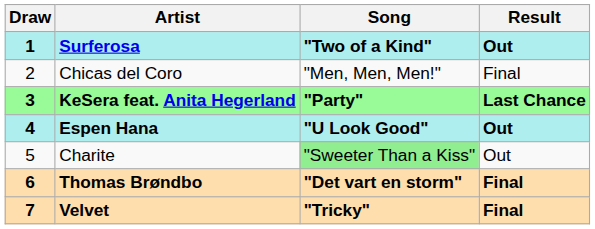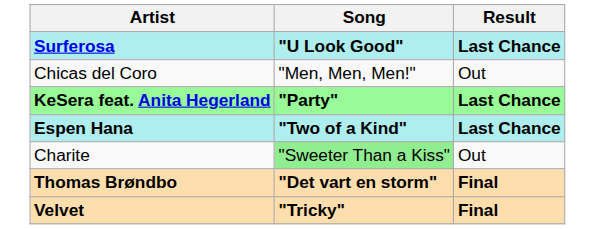- column: (30, 18)
(368, 45) "Two of a Kind" -> (341, 45) "U Look Good"
(498, 45) Out -> (509, 45) Last Chance
(502, 73) Final -> (472, 73) Out
(366, 127) "U Look Good" -> (343, 127) "Two of a Kind"
(498, 127) Out -> (509, 127) Last Chance
